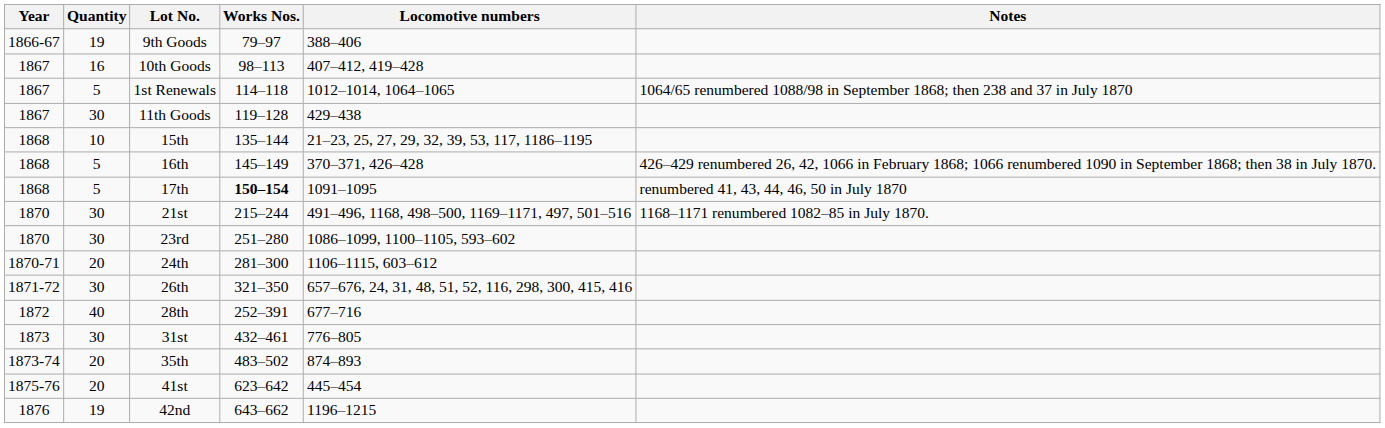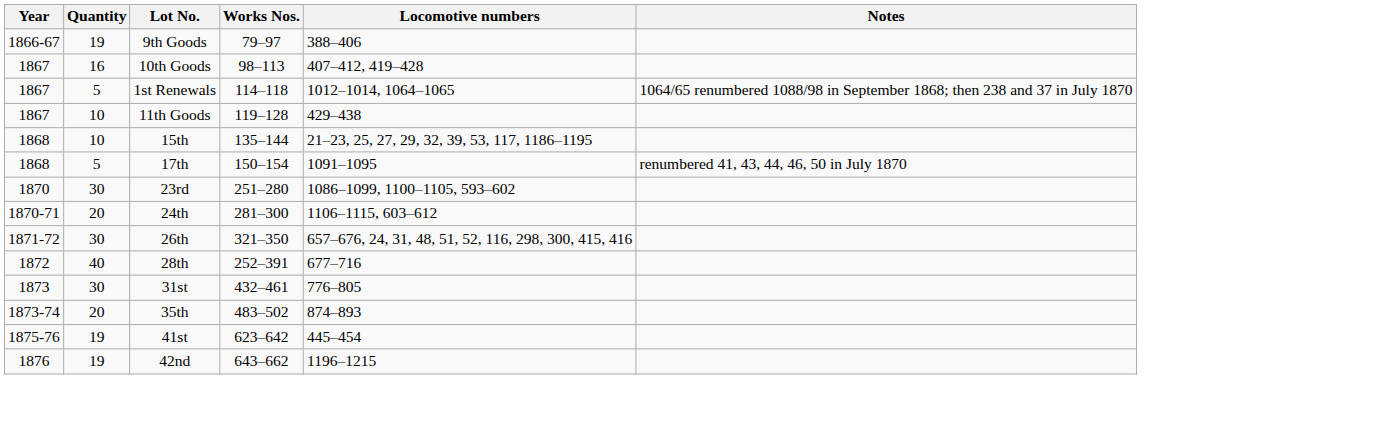(97, 115) 30 -> (97, 115) 10
- row: (175, 164)
(261, 189) bold -> (261, 164) normal
- row: (175, 213)
(97, 386) 20 -> (97, 336) 19
